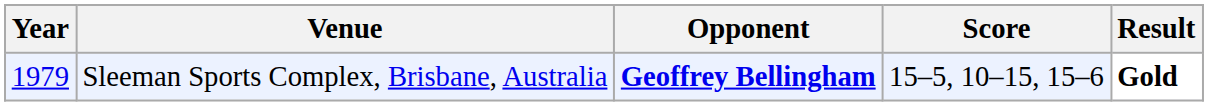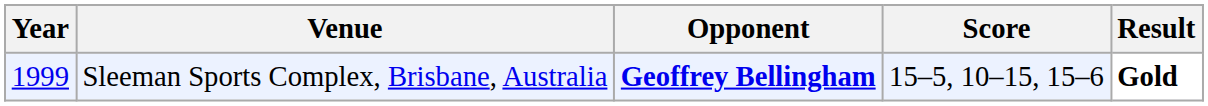(40, 75) 1979 -> (40, 75) 1999
